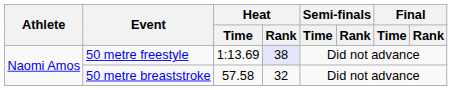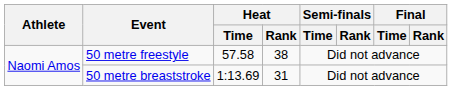(238, 55) 1:13.69 -> (238, 55) 57.58
(281, 55) lavender background -> (281, 55) no background
(238, 76) 57.58 -> (238, 76) 1:13.69
(281, 76) 32 -> (281, 76) 31
